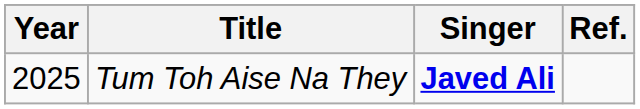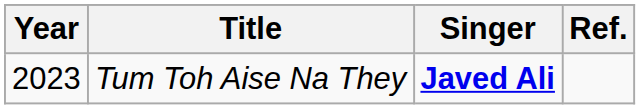(46, 77) 2025 -> (46, 77) 2023
